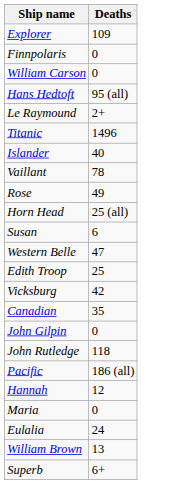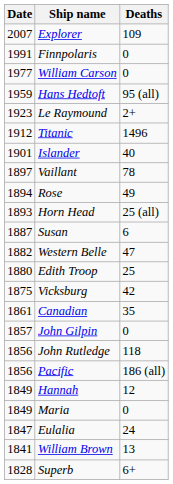+ column: (20, 14)
